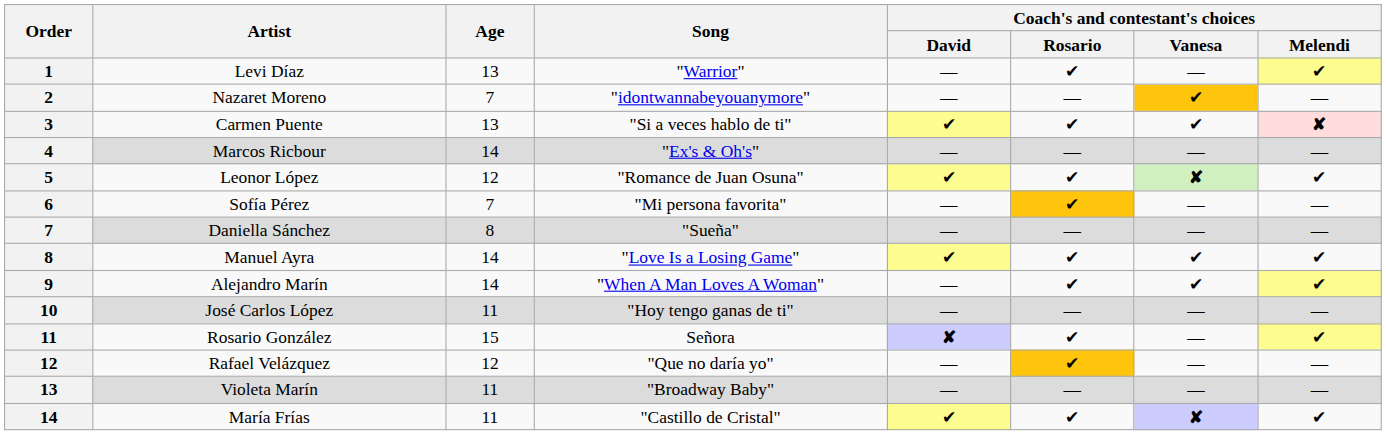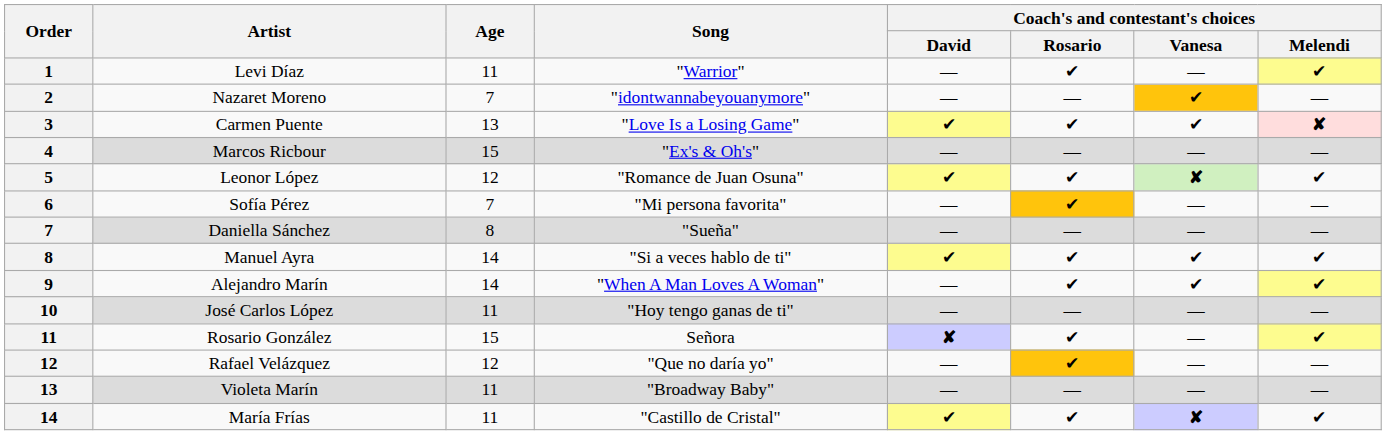(490, 71) 13 -> (490, 71) 11
(710, 124) "Si a veces hablo de ti" -> (711, 124) "Love Is a Losing Game"
(490, 151) 14 -> (490, 151) 15
(711, 257) "Love Is a Losing Game" -> (710, 257) "Si a veces hablo de ti"
